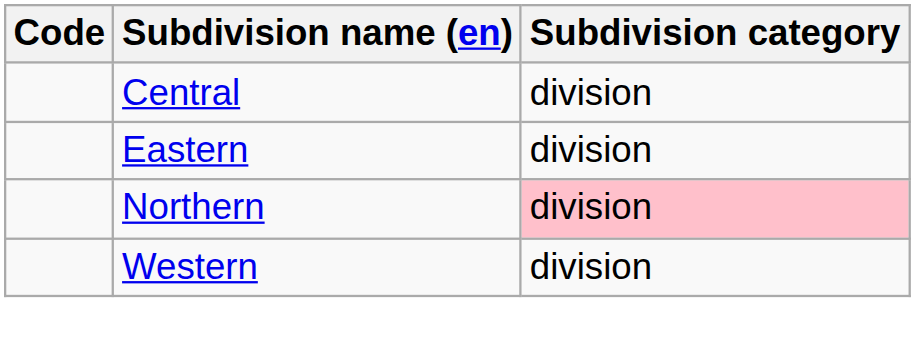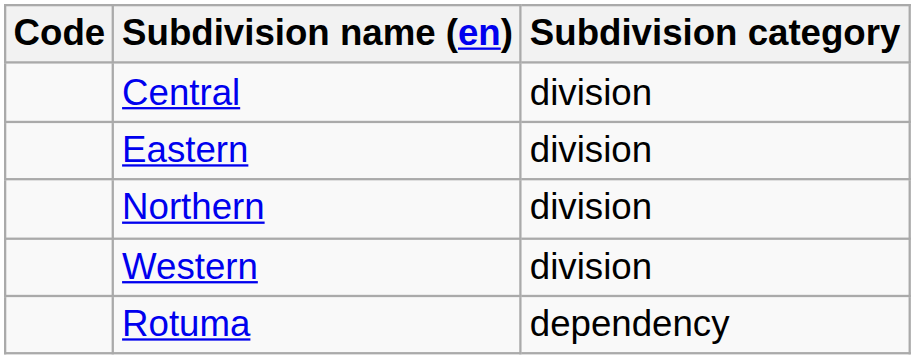(591, 207) pink background -> (591, 207) no background
+ row: (186, 324)
